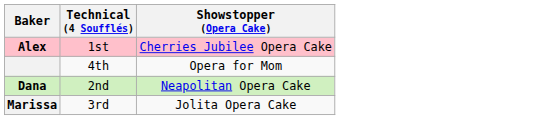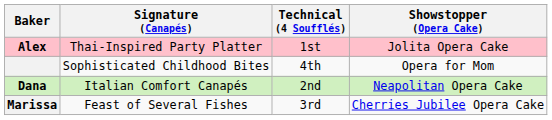+ column: (166, 21)
(236, 47) Cherries Jubilee Opera Cake -> (448, 47) Jolita Opera Cake
(236, 105) Jolita Opera Cake -> (448, 105) Cherries Jubilee Opera Cake
